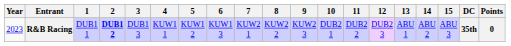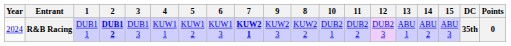columns swapped: (276, 10) <-> (304, 10)
(15, 29) 2023 -> (15, 29) 2024
(248, 29) normal -> (249, 29) bold
